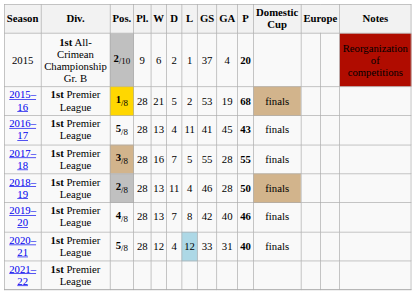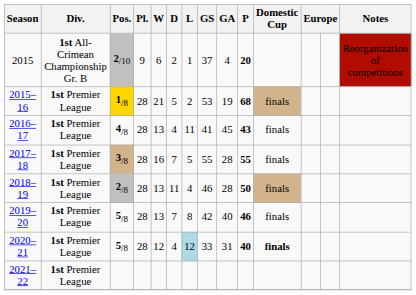(122, 130) 5/8 -> (122, 130) 4/8
(122, 217) 4/8 -> (122, 217) 5/8
(277, 246) normal -> (277, 246) bold
